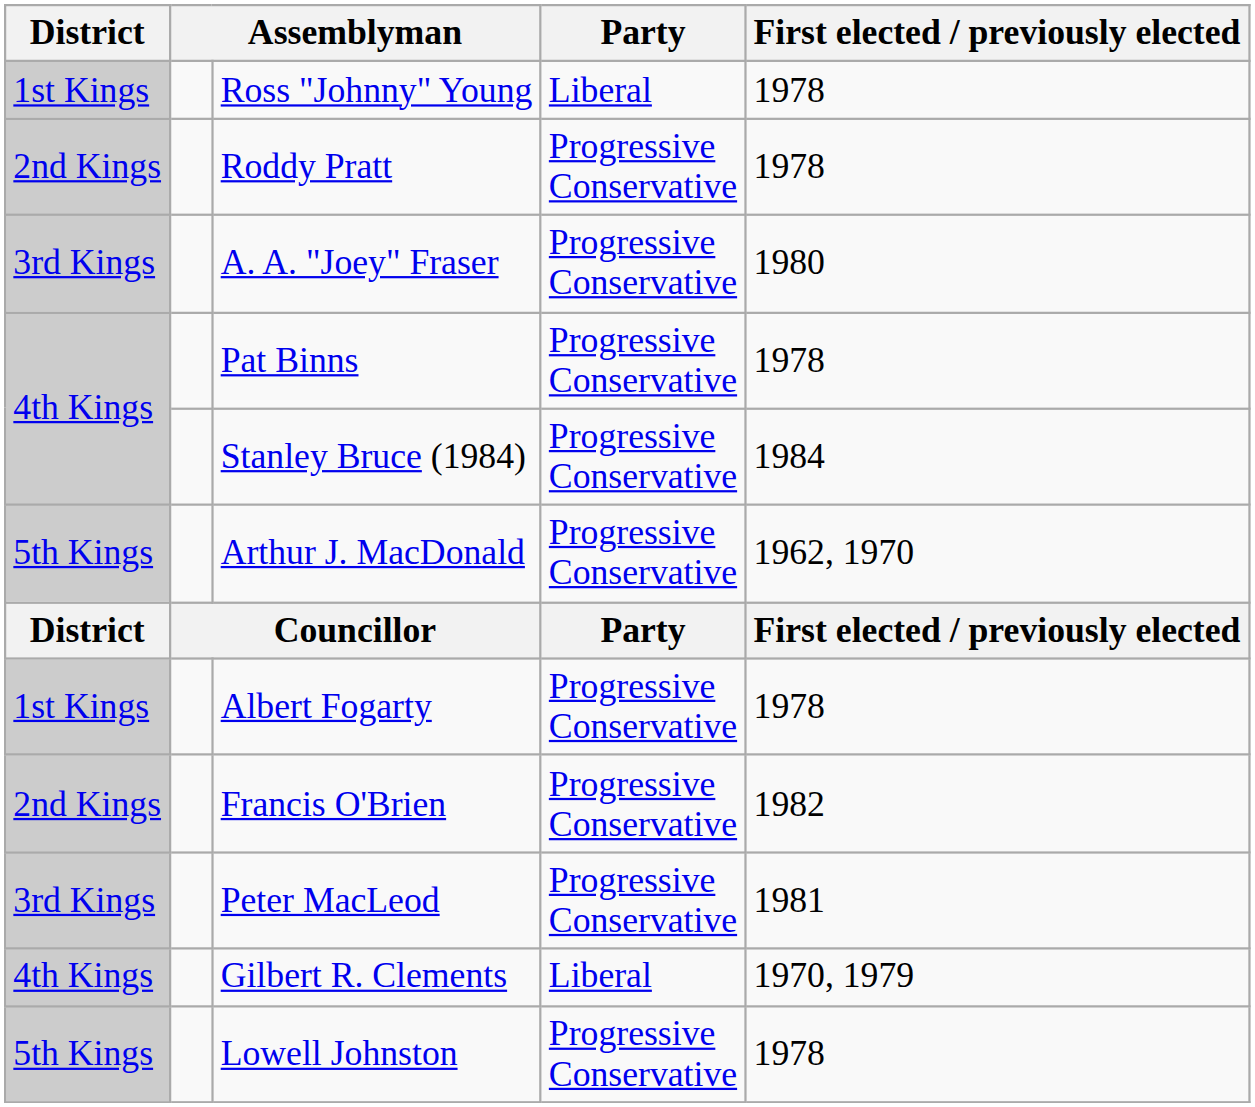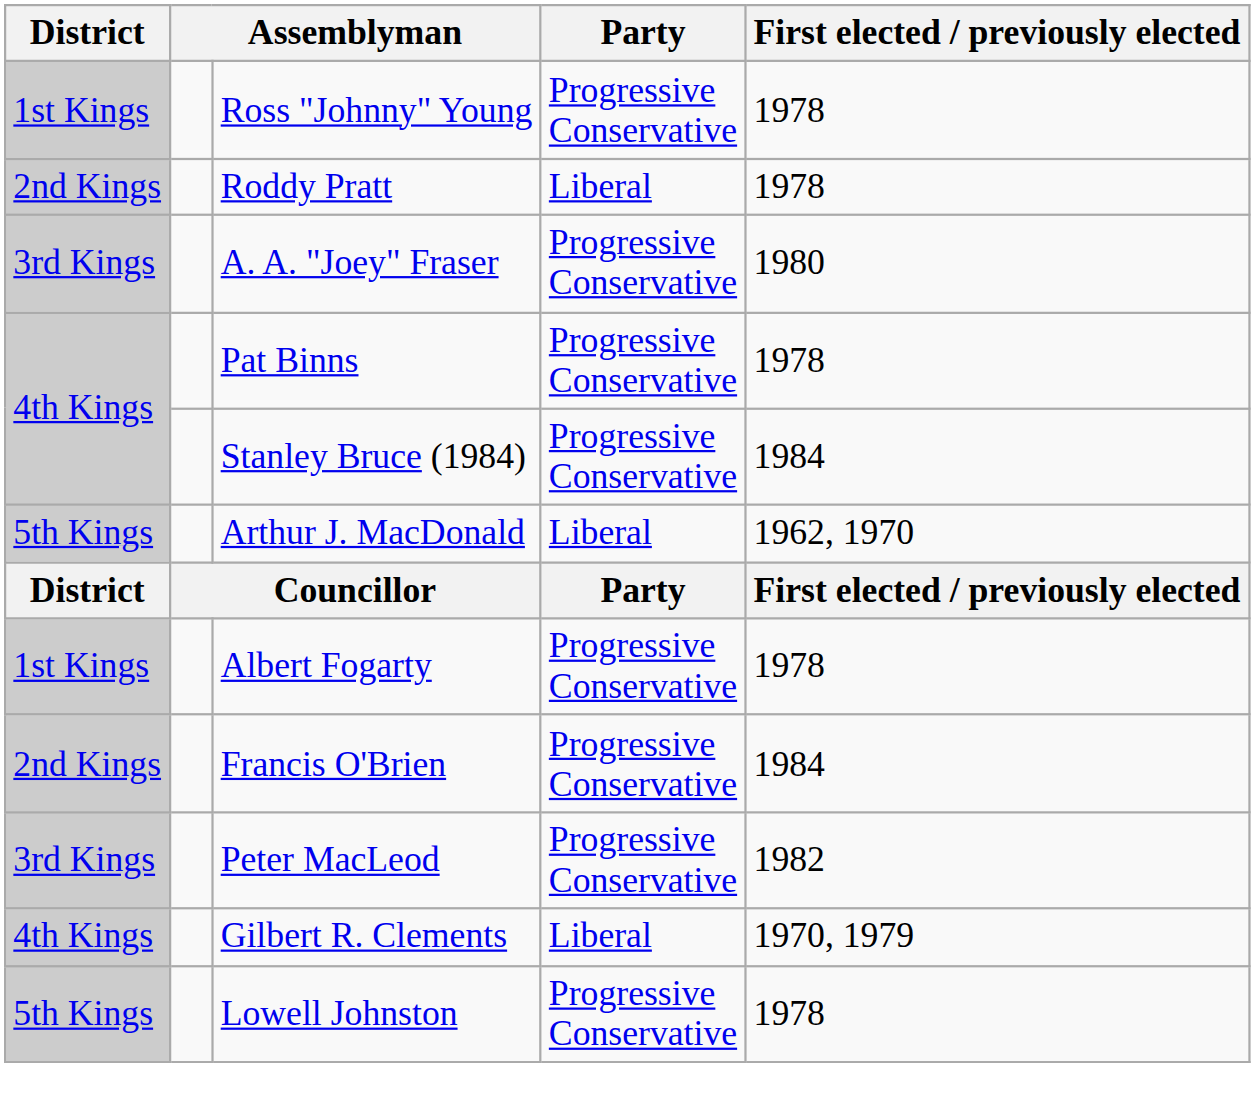(600, 89) Liberal -> (643, 109) Progressive Conservative
(643, 166) Progressive Conservative -> (600, 186) Liberal
(643, 552) Progressive Conservative -> (600, 532) Liberal
(789, 802) 1982 -> (789, 762) 1984
(789, 899) 1981 -> (789, 859) 1982
